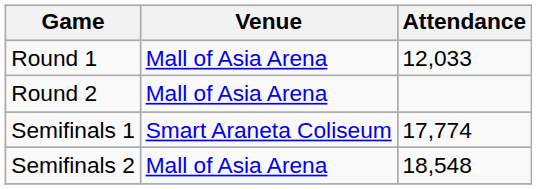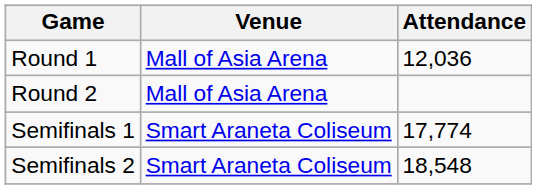(437, 58) 12,033 -> (437, 58) 12,036
(237, 166) Mall of Asia Arena -> (269, 166) Smart Araneta Coliseum
